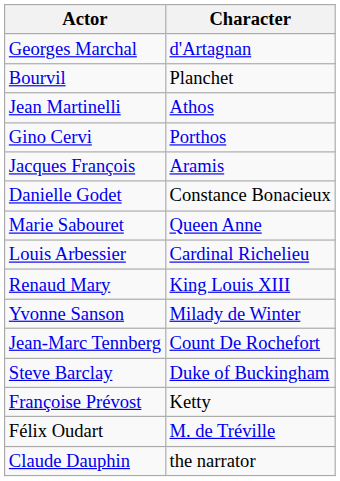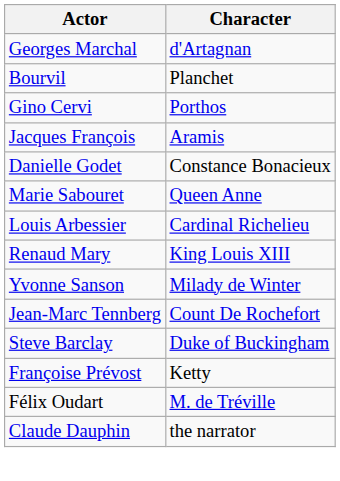- row: (65, 107)
